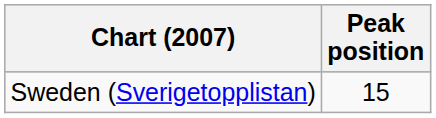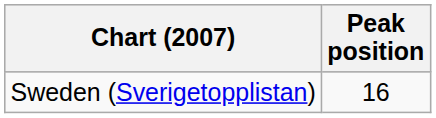(376, 91) 15 -> (376, 91) 16
